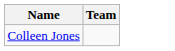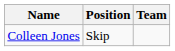+ column: (108, 14)
